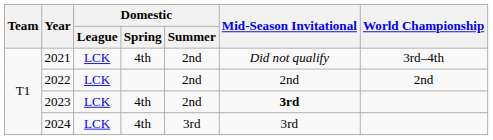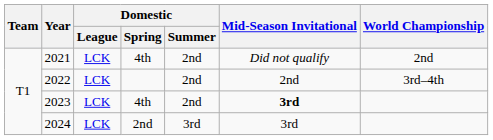(424, 58) 3rd–4th -> (424, 58) 2nd
(424, 80) 2nd -> (424, 80) 3rd–4th
(143, 123) 4th -> (143, 123) 2nd
